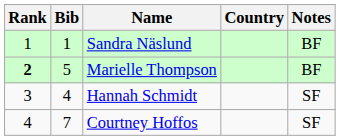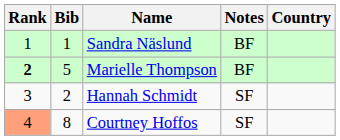columns swapped: (254, 17) <-> (311, 17)
(67, 95) 4 -> (67, 95) 2
(28, 122) no background -> (28, 122) lightsalmon background
(67, 122) 7 -> (67, 122) 8
